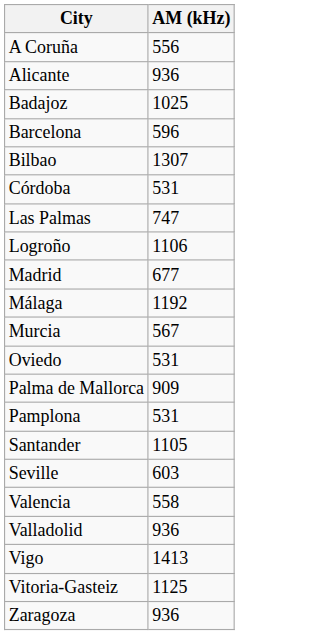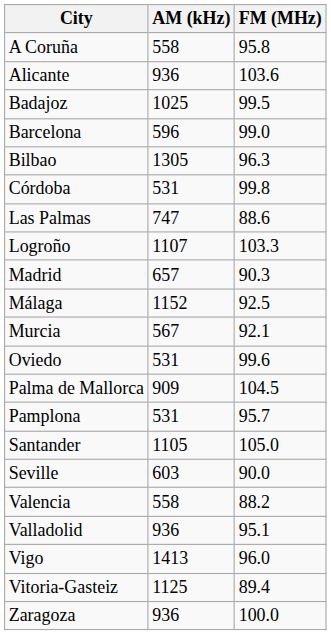+ column: (280, 18)
(166, 47) 556 -> (166, 47) 558
(170, 160) 1307 -> (170, 160) 1305
(170, 246) 1106 -> (170, 246) 1107
(166, 274) 677 -> (166, 274) 657
(170, 302) 1192 -> (170, 302) 1152
